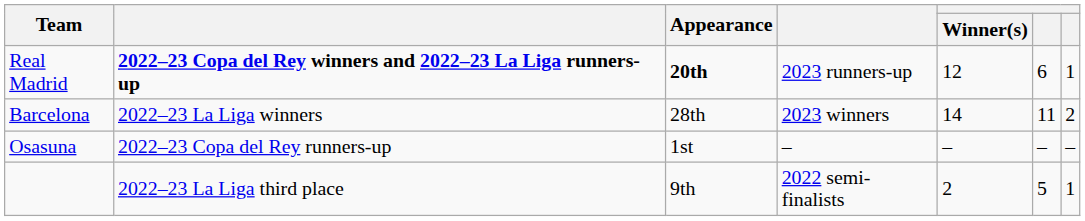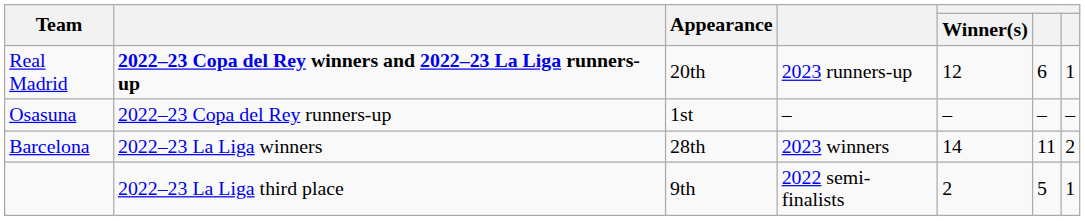(689, 72) bold -> (688, 72) normal
rows swapped: (49, 114) <-> (43, 146)
